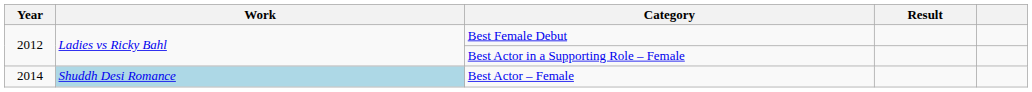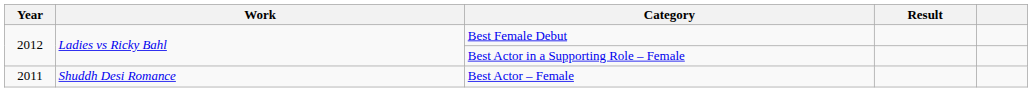(30, 76) 2014 -> (30, 76) 2011
(117, 76) lightblue background -> (117, 76) no background
